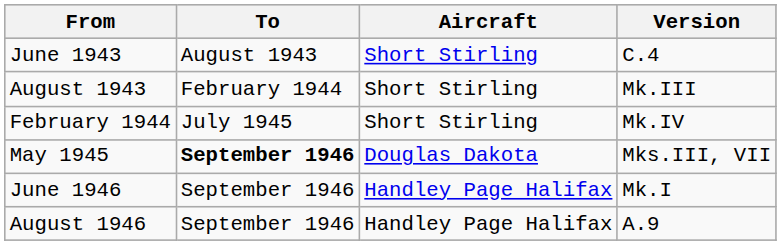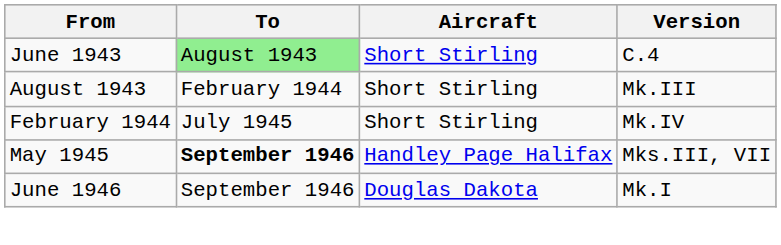(249, 55) no background -> (249, 55) lightgreen background
(451, 156) Douglas Dakota -> (488, 156) Handley Page Halifax
(488, 190) Handley Page Halifax -> (451, 190) Douglas Dakota
- row: (78, 224)
